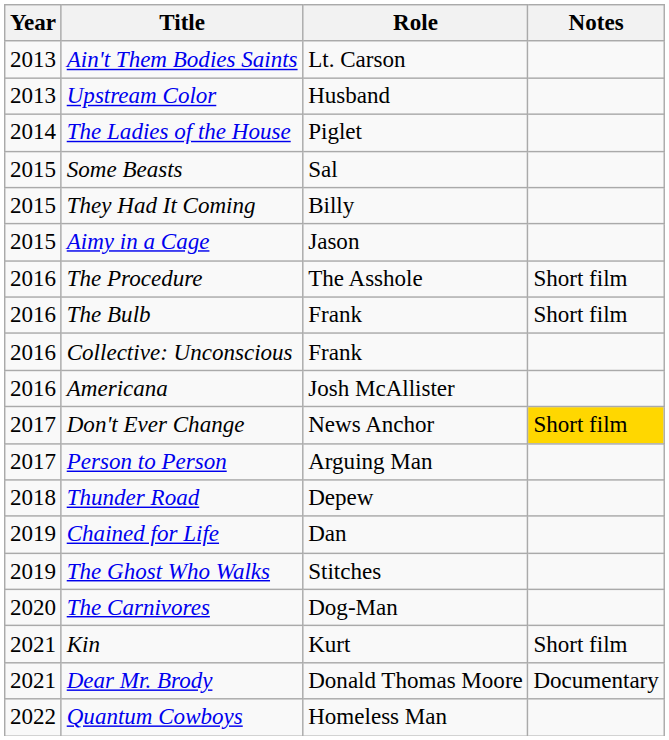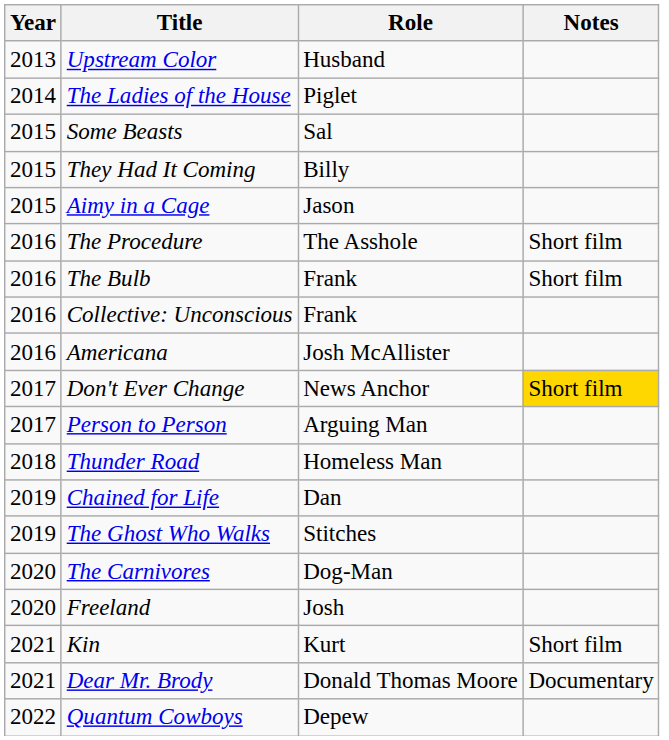- row: (182, 59)
(341, 497) Depew -> (373, 461) Homeless Man
+ row: (109, 607)
(378, 717) Homeless Man -> (336, 717) Depew
